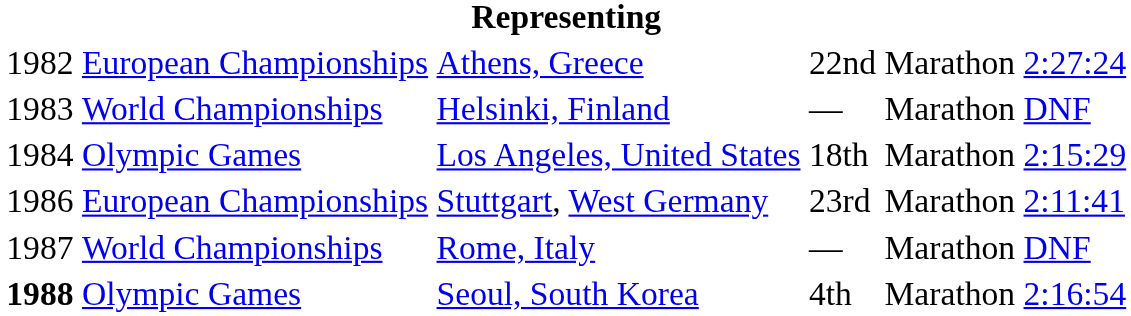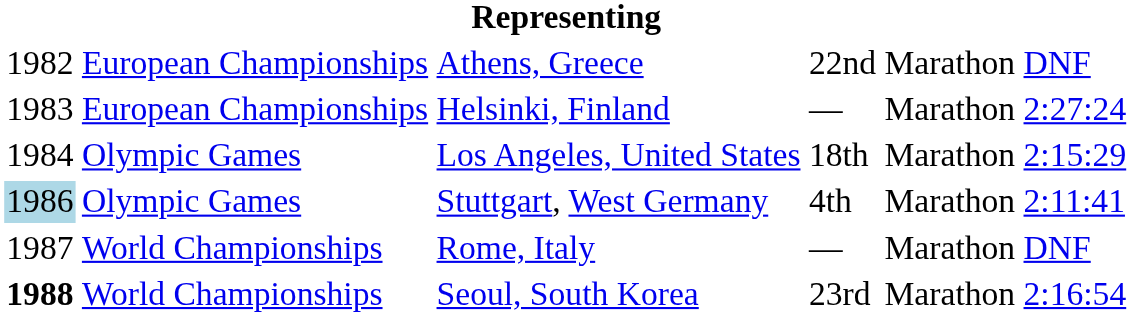(1075, 62) 2:27:24 -> (1057, 62) DNF
(232, 109) World Championships -> (255, 109) European Championships
(1057, 109) DNF -> (1075, 109) 2:27:24
(40, 201) no background -> (40, 201) lightblue background
(255, 201) European Championships -> (192, 201) Olympic Games
(840, 201) 23rd -> (830, 201) 4th
(192, 293) Olympic Games -> (232, 293) World Championships
(830, 293) 4th -> (840, 293) 23rd
